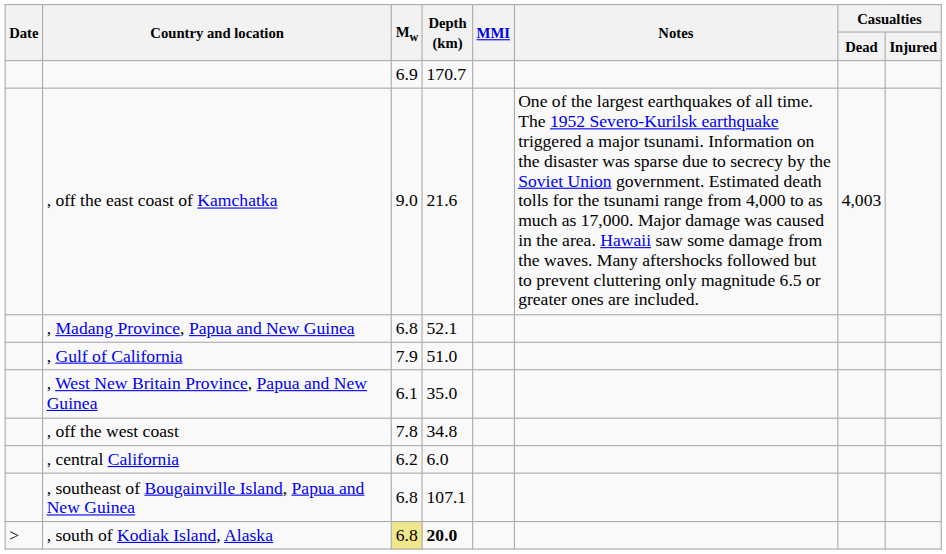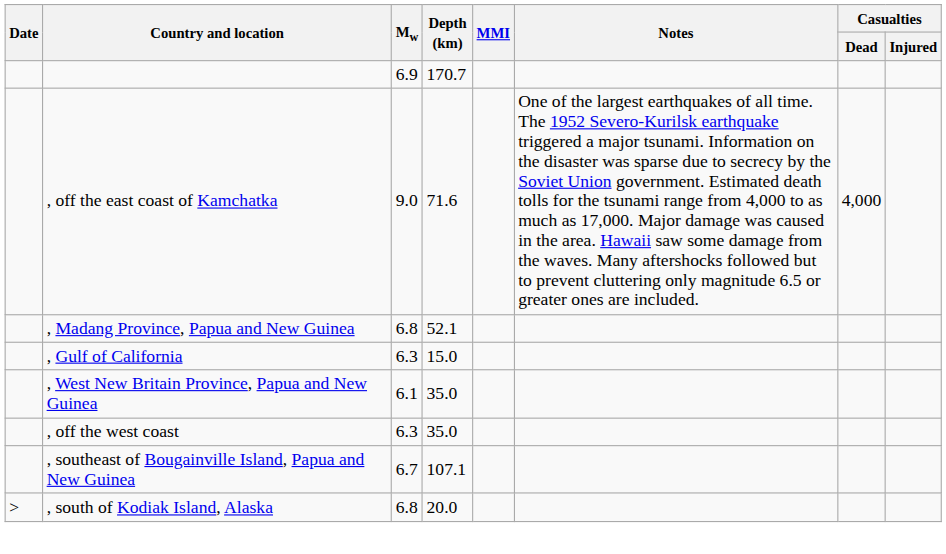(442, 201) 21.6 -> (442, 201) 71.6
(861, 201) 4,003 -> (861, 201) 4,000
(407, 356) 7.9 -> (407, 356) 6.3
(442, 356) 51.0 -> (442, 356) 15.0
(407, 431) 7.8 -> (407, 431) 6.3
(442, 431) 34.8 -> (442, 431) 35.0
- row: (113, 459)
(407, 497) 6.8 -> (407, 469) 6.7
(407, 535) khaki background -> (407, 507) no background
(442, 535) bold -> (442, 507) normal
